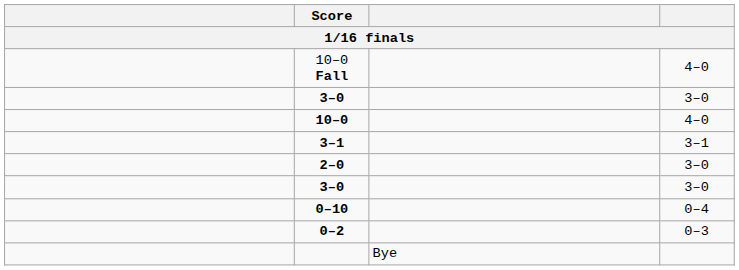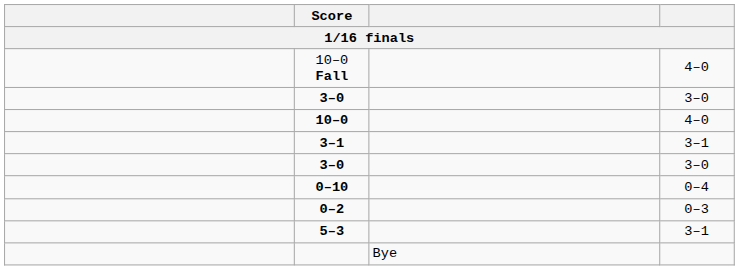- row: (332, 165)
+ row: (332, 232)
